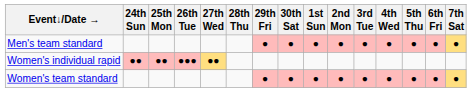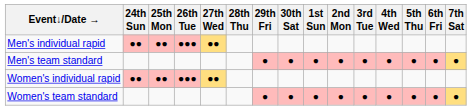+ row: (56, 43)
